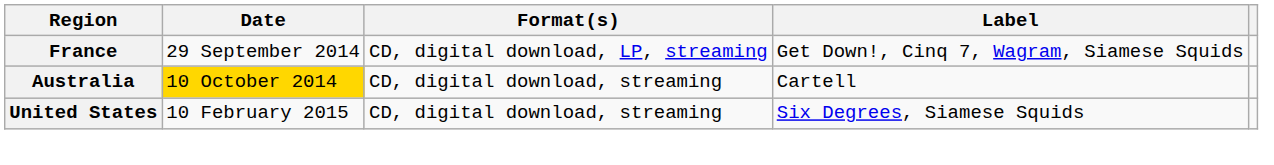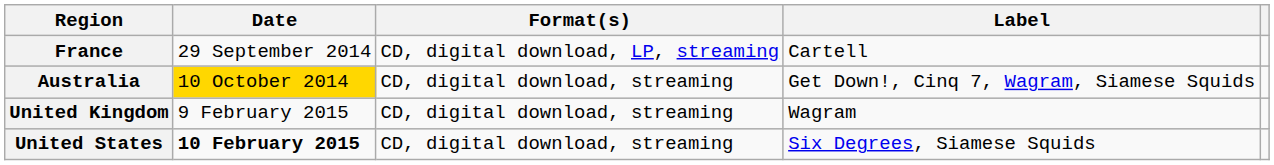(1010, 51) Get Down!, Cinq 7, Wagram, Siamese Squids -> (828, 51) Cartell
(817, 82) Cartell -> (1022, 82) Get Down!, Cinq 7, Wagram, Siamese Squids
+ row: (89, 113)
(257, 113) normal -> (269, 144) bold
